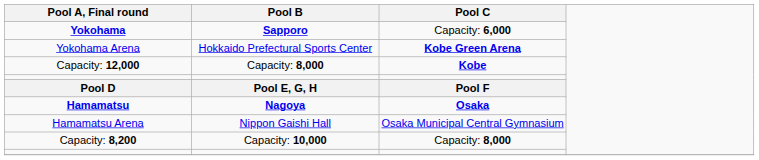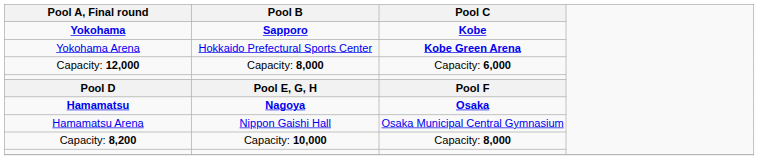(473, 30) Capacity: 6,000 -> (473, 30) Kobe
(473, 65) Kobe -> (473, 65) Capacity: 6,000
